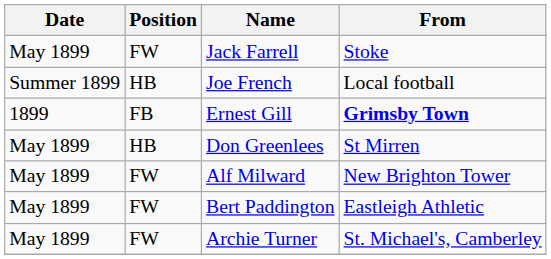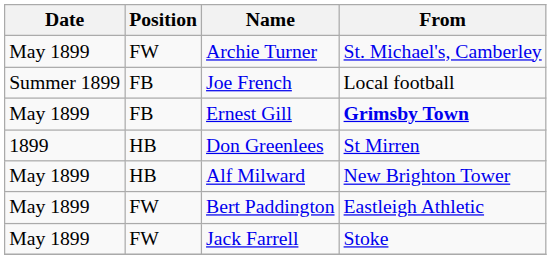rows swapped: (252, 51) <-> (262, 238)
(143, 82) HB -> (141, 82) FB
(29, 113) 1899 -> (49, 113) May 1899
(49, 144) May 1899 -> (29, 144) 1899
(144, 176) FW -> (143, 176) HB
